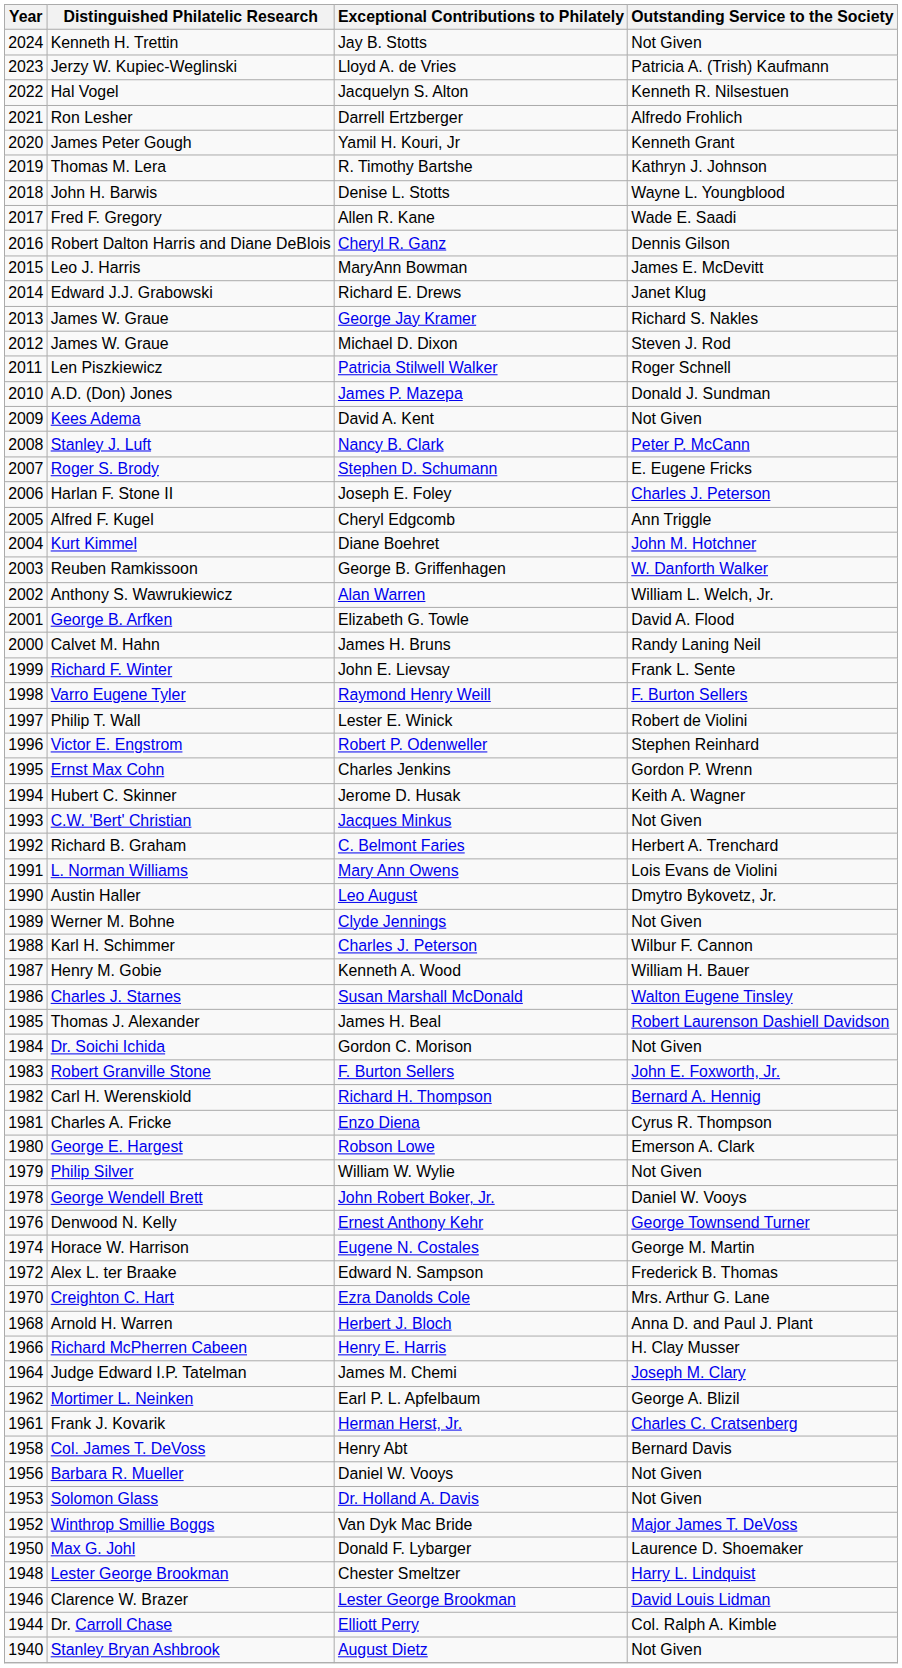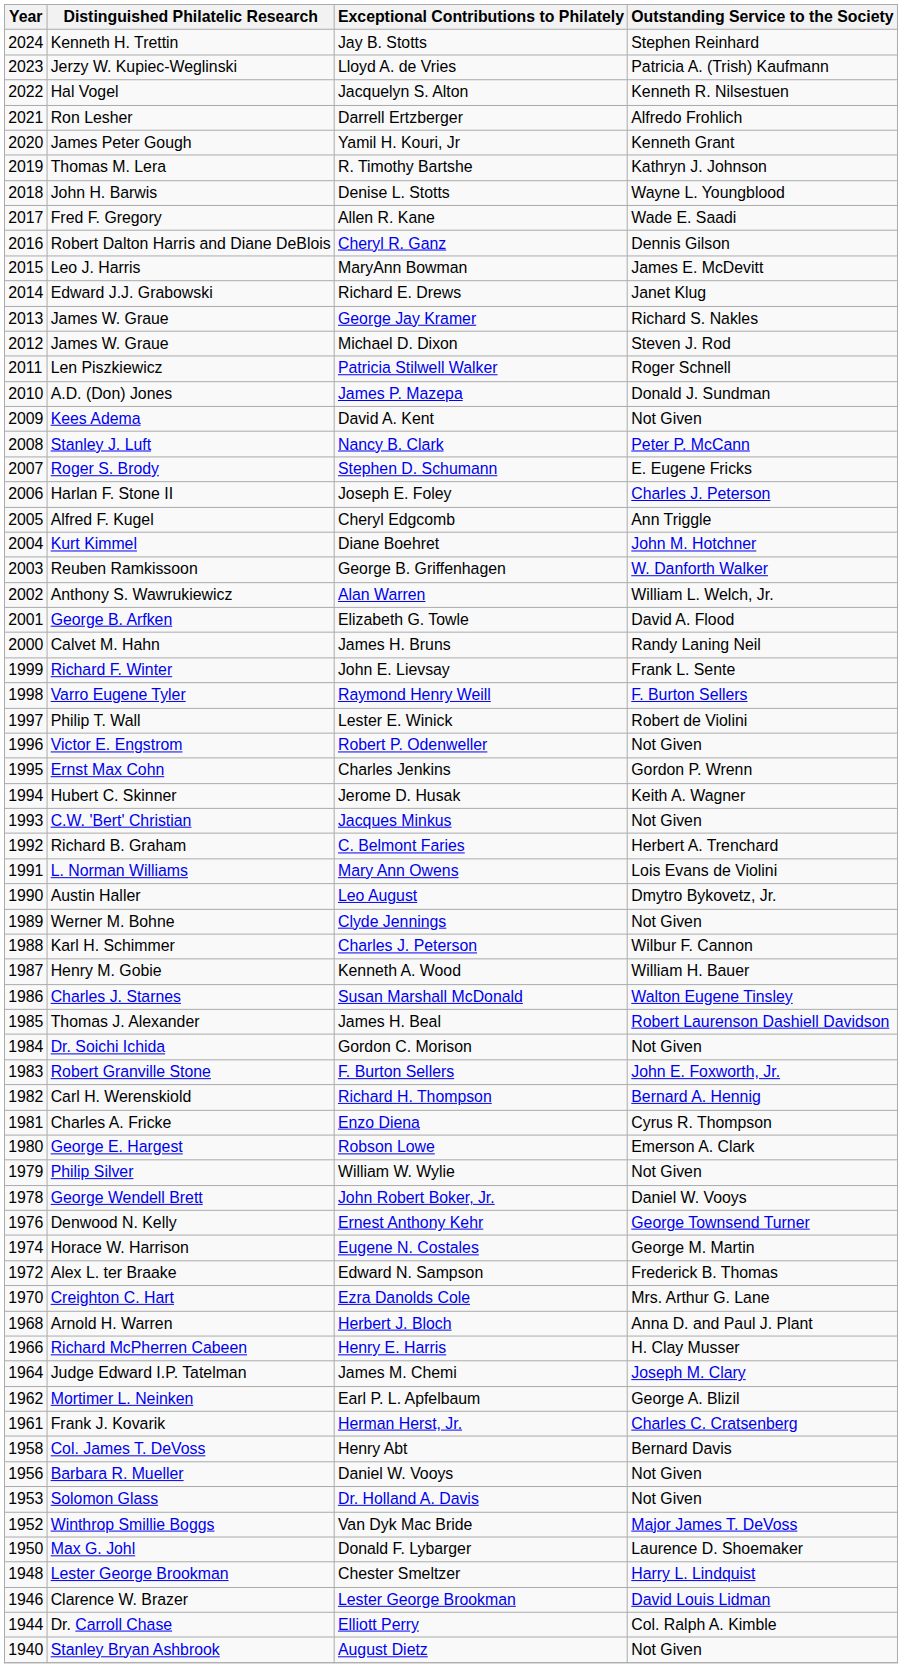(667, 42) Not Given -> (695, 42) Stephen Reinhard
(695, 745) Stephen Reinhard -> (667, 745) Not Given
